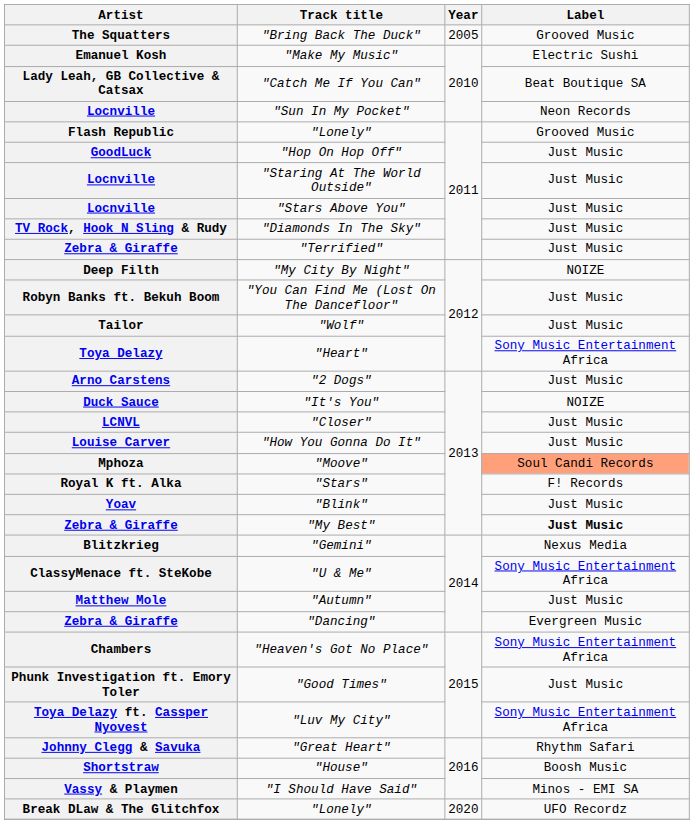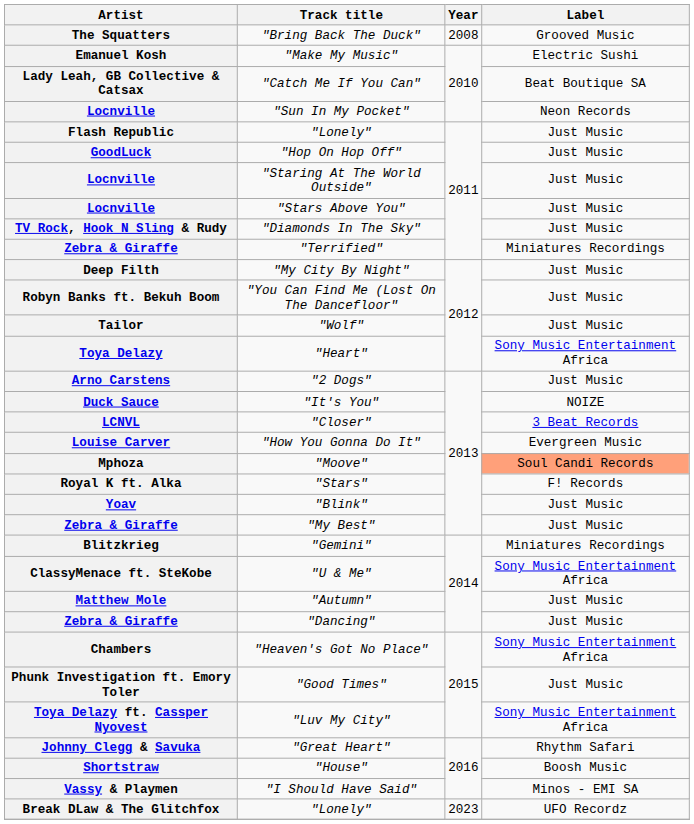(463, 35) 2005 -> (463, 35) 2008
(585, 132) Grooved Music -> (585, 132) Just Music
(585, 249) Just Music -> (585, 249) Miniatures Recordings
(585, 270) NOIZE -> (585, 270) Just Music
(585, 422) Just Music -> (585, 422) 3 Beat Records
(585, 443) Just Music -> (585, 443) Evergreen Music
(585, 525) bold -> (585, 525) normal
(585, 546) Nexus Media -> (585, 546) Miniatures Recordings
(585, 622) Evergreen Music -> (585, 622) Just Music
(463, 809) 2020 -> (463, 809) 2023
